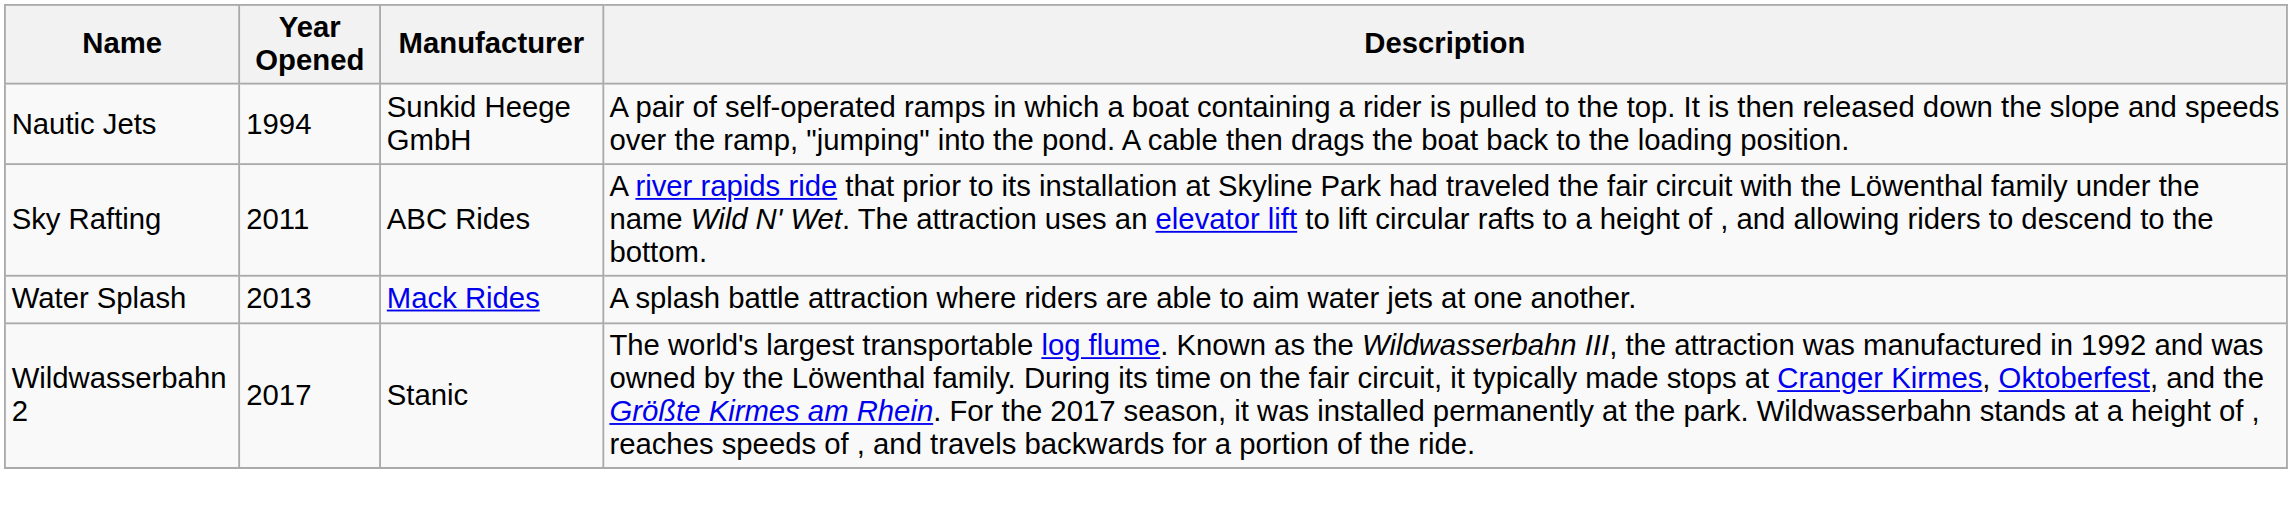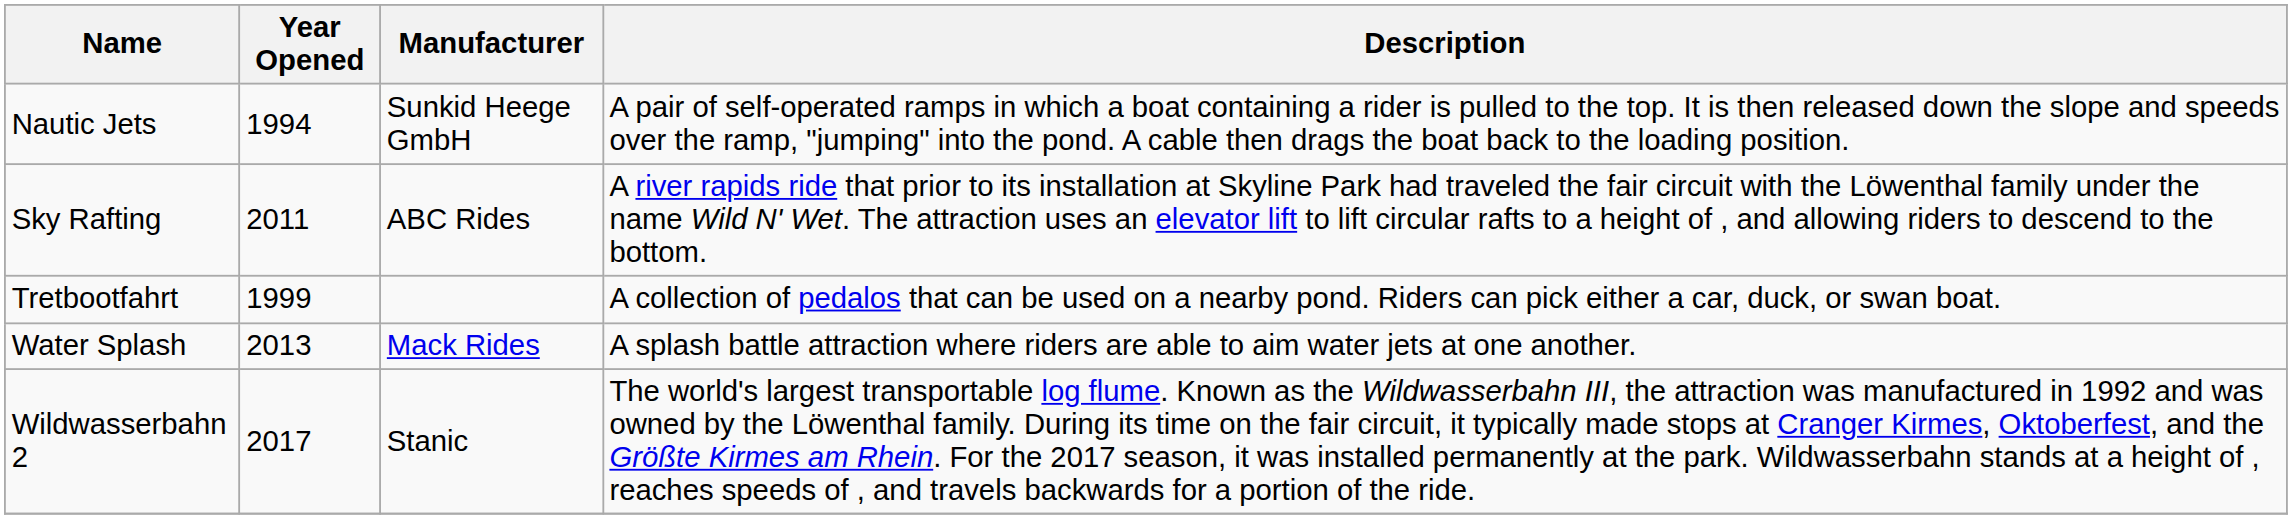+ row: (95, 298)
